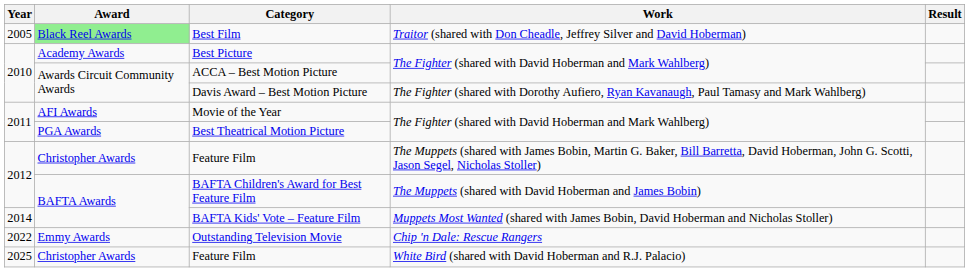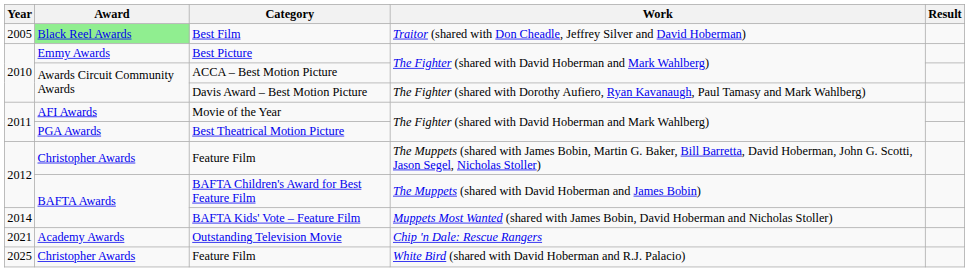(81, 53) Academy Awards -> (74, 53) Emmy Awards
(20, 237) 2022 -> (20, 237) 2021
(74, 237) Emmy Awards -> (81, 237) Academy Awards
